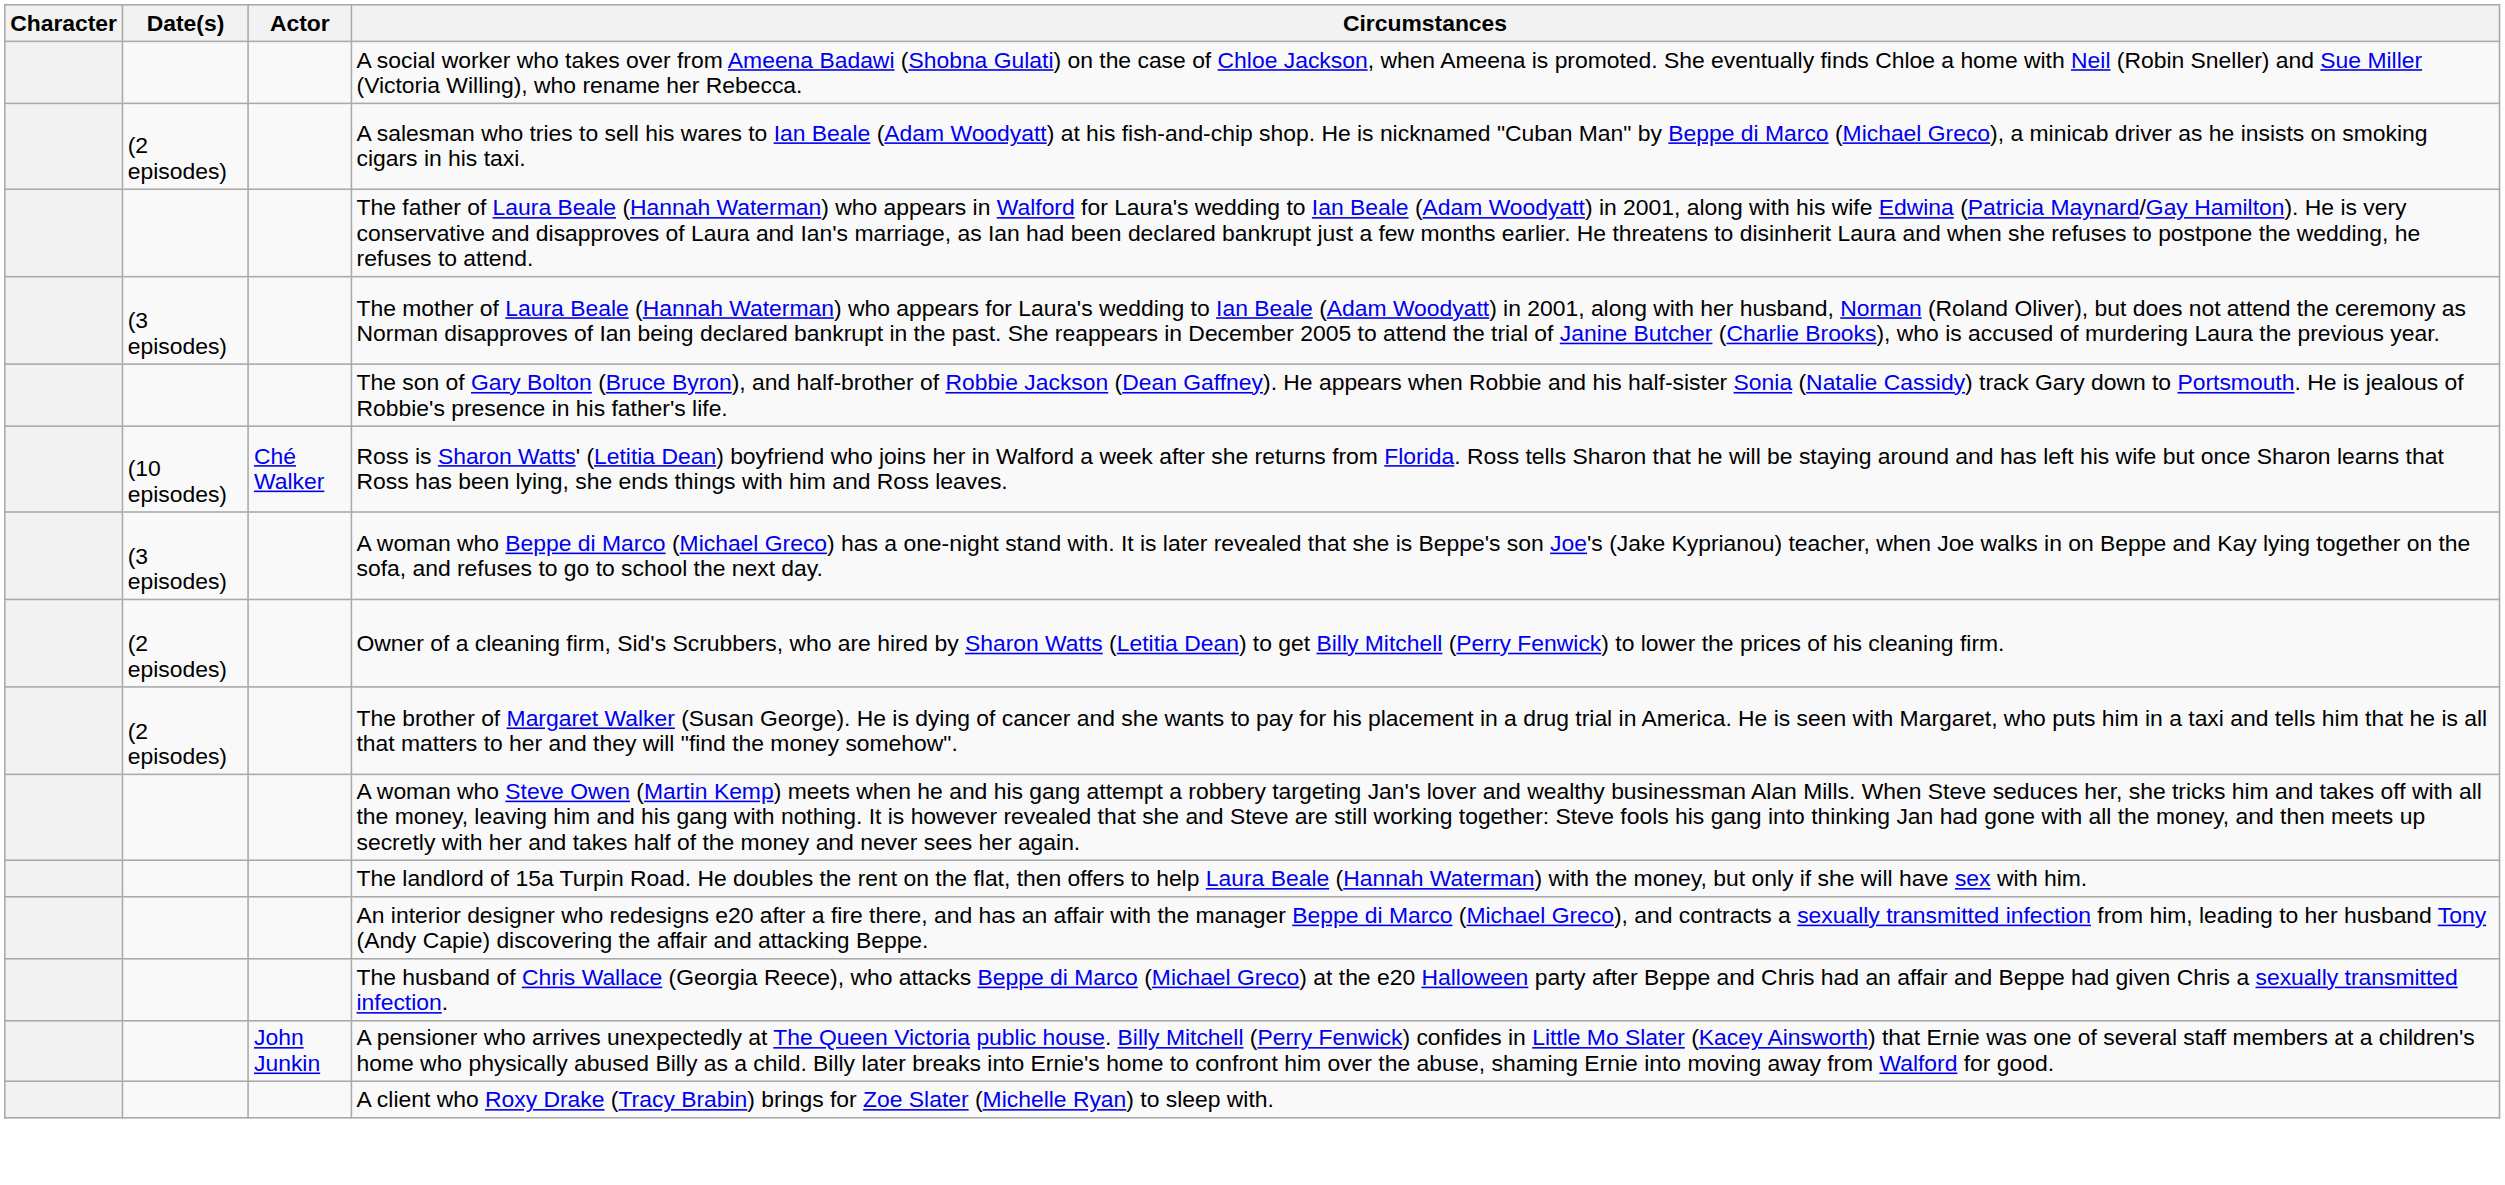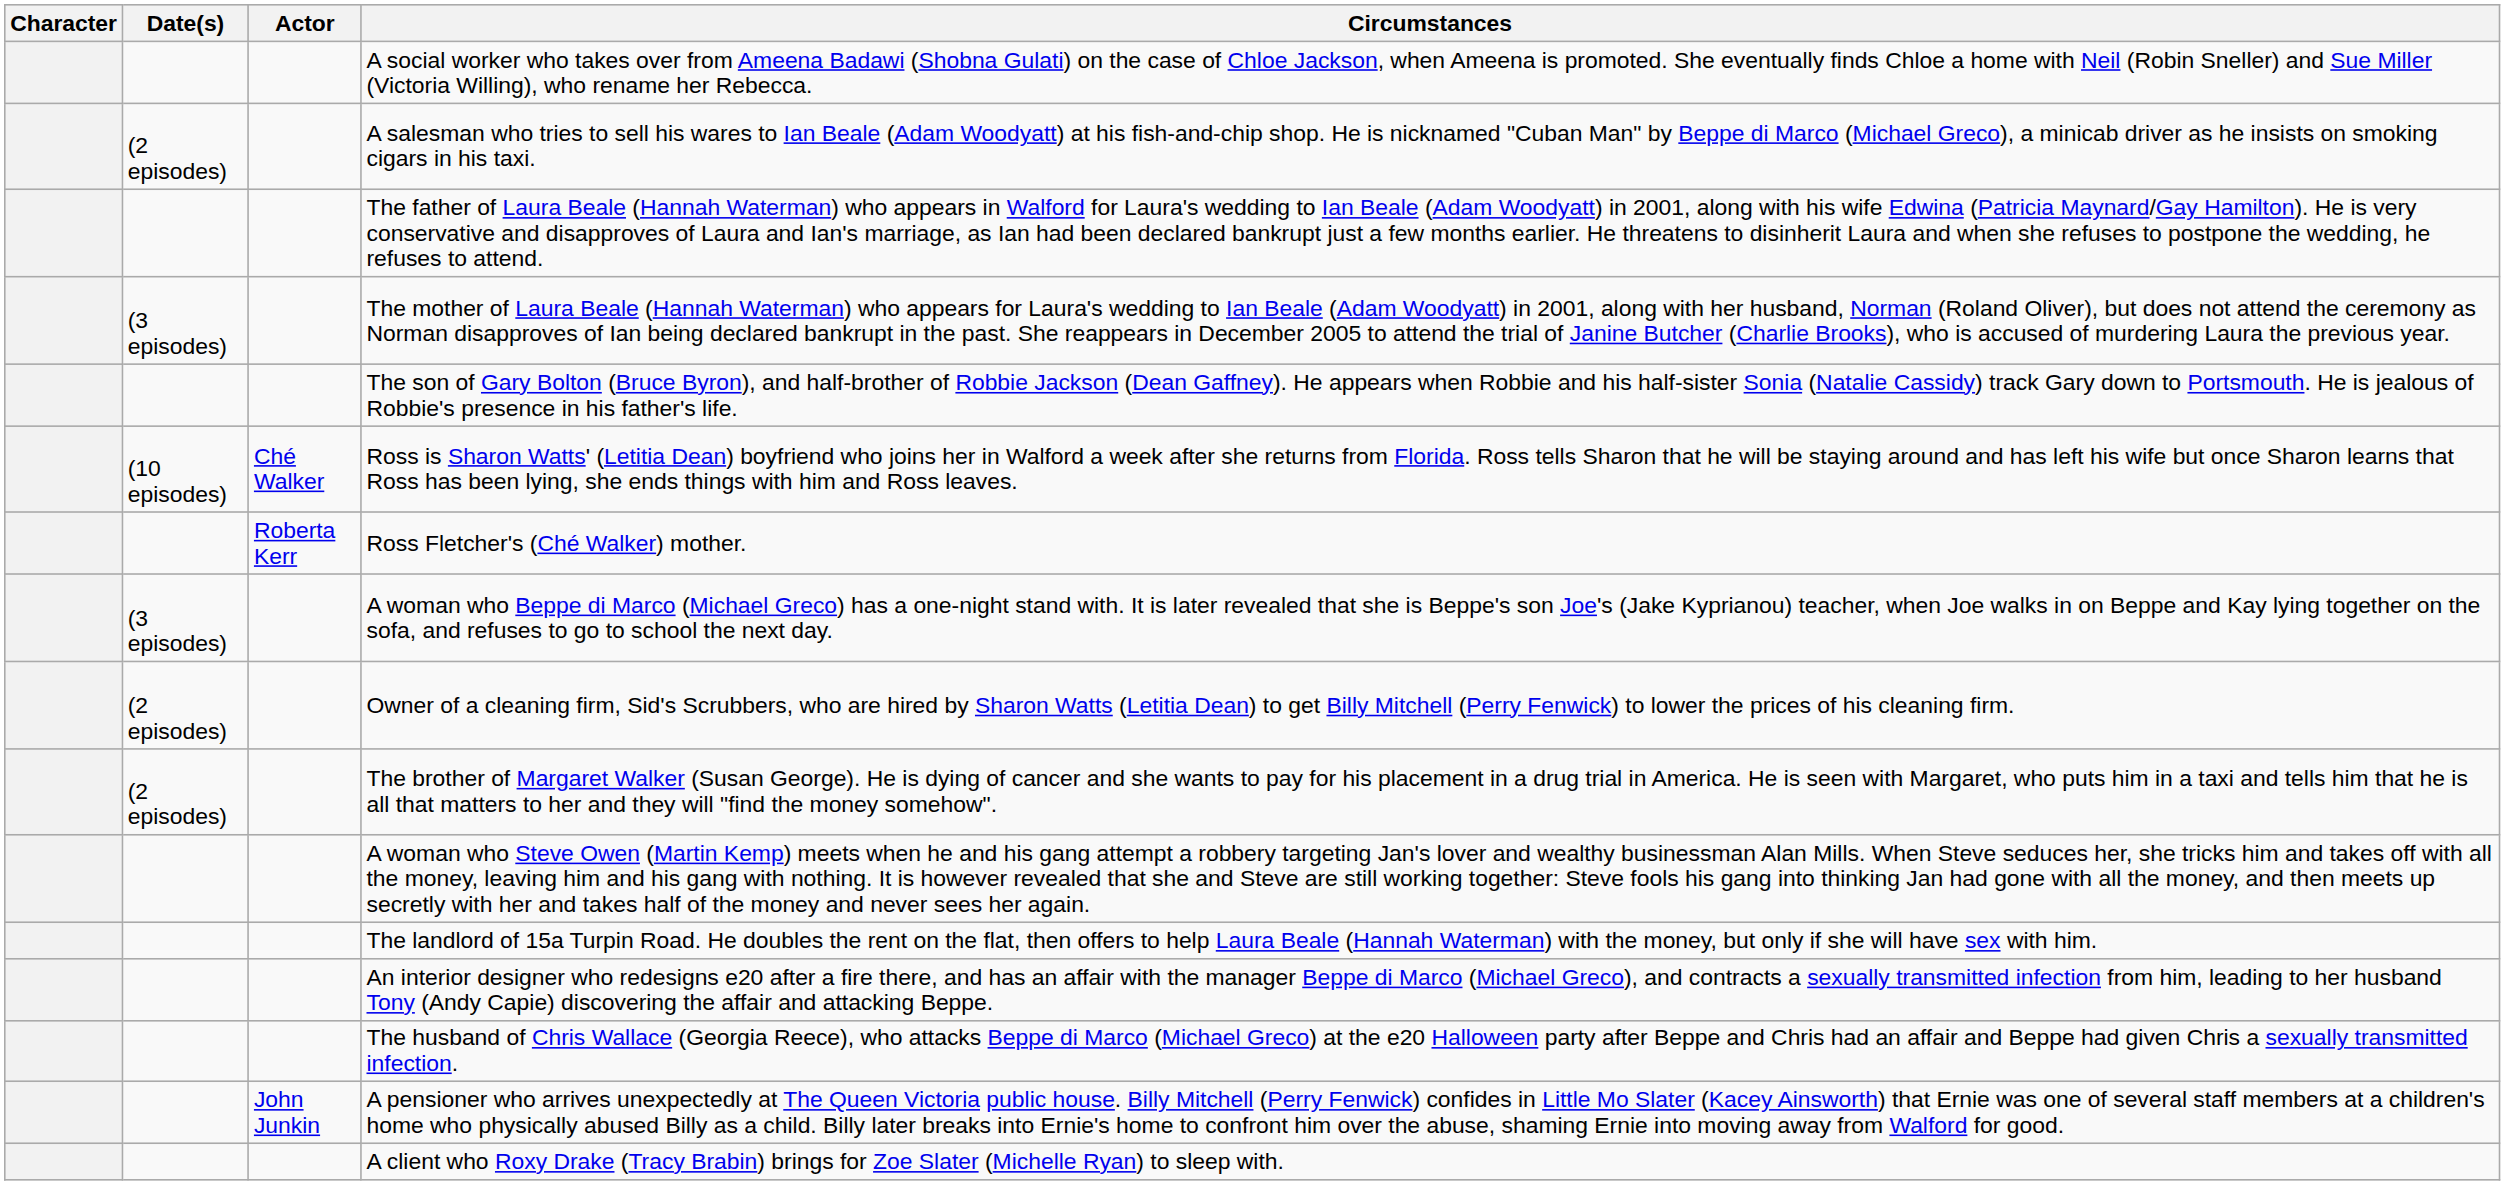+ row: (556, 544)
